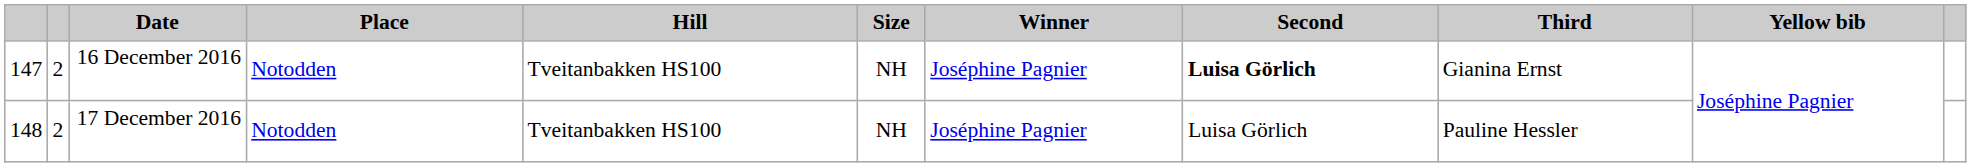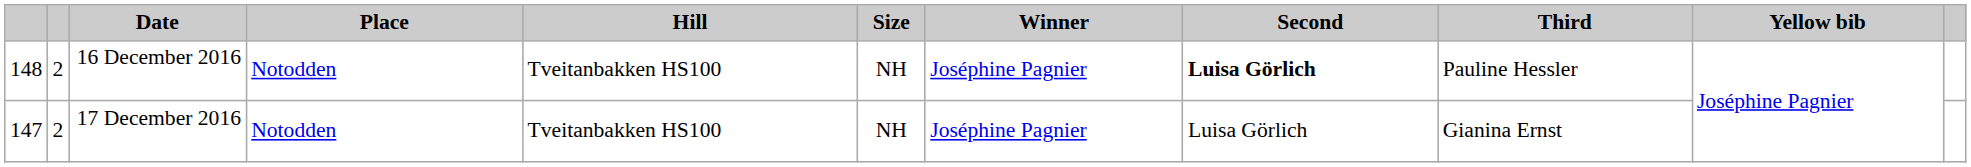(26, 69) 147 -> (26, 69) 148
(1502, 69) Gianina Ernst -> (1510, 69) Pauline Hessler
(26, 130) 148 -> (26, 130) 147
(1510, 130) Pauline Hessler -> (1502, 130) Gianina Ernst
